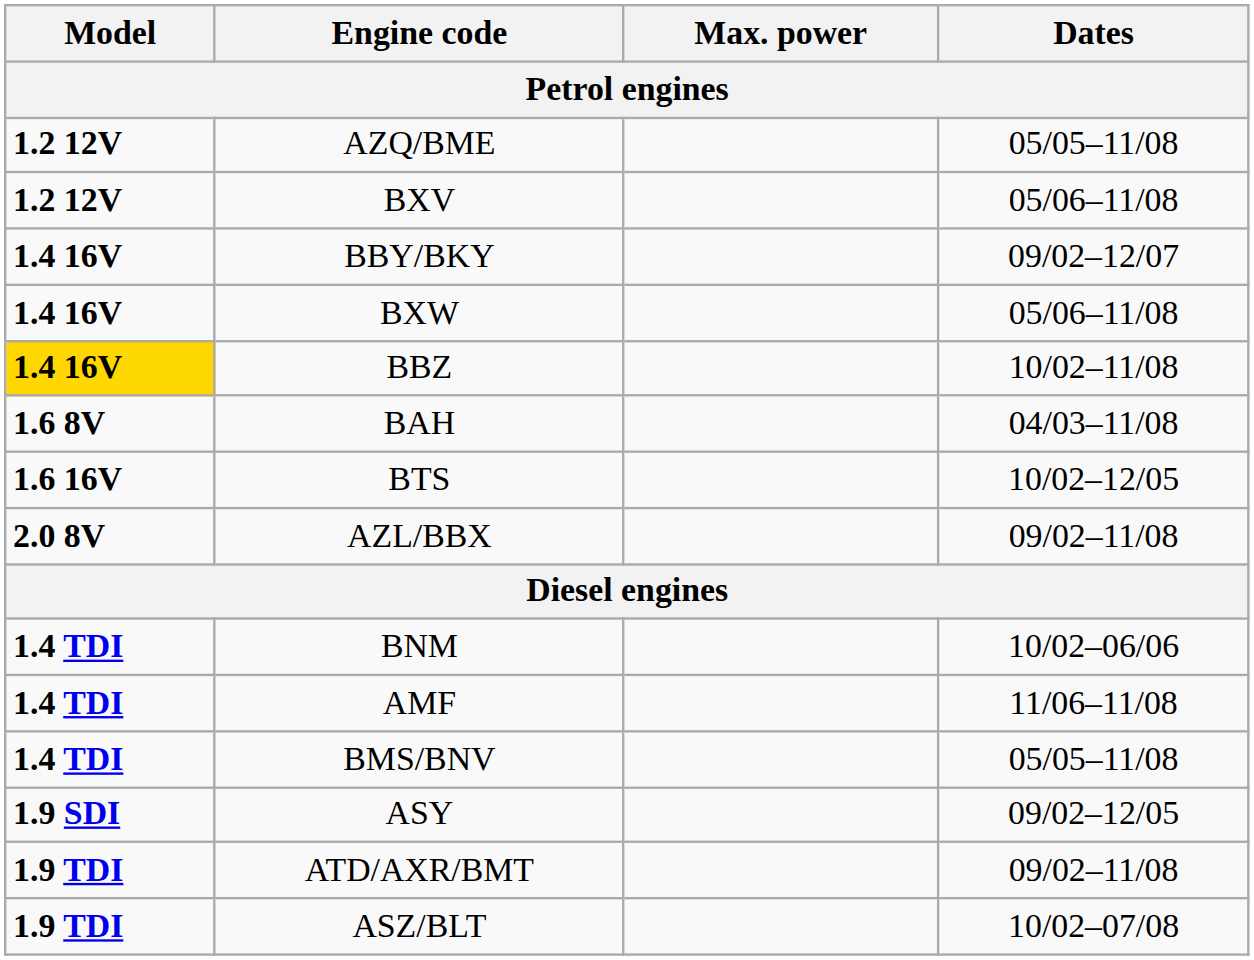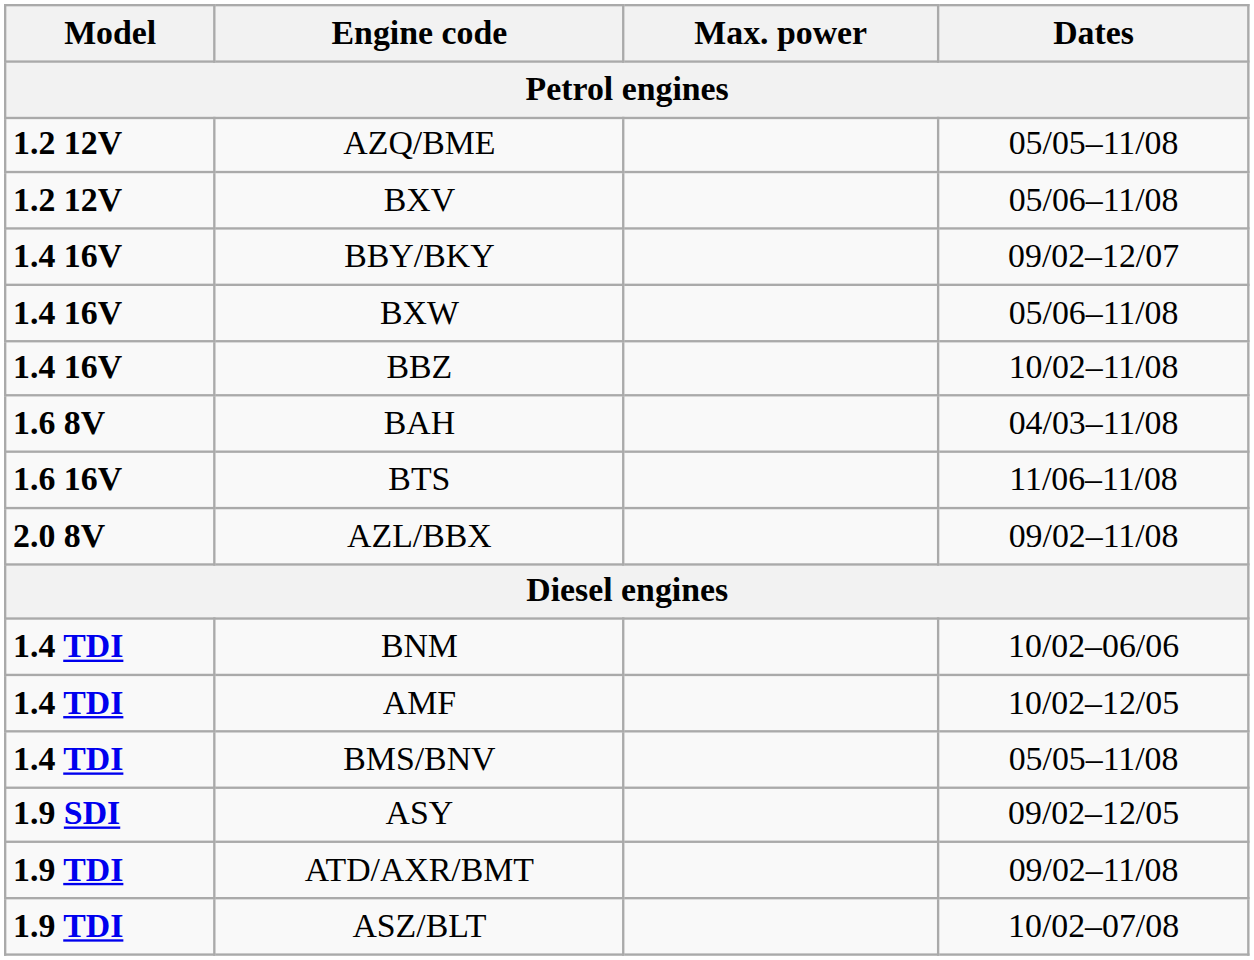(68, 367) gold background -> (68, 367) no background
(1094, 479) 10/02–12/05 -> (1094, 479) 11/06–11/08
(1094, 702) 11/06–11/08 -> (1094, 702) 10/02–12/05
